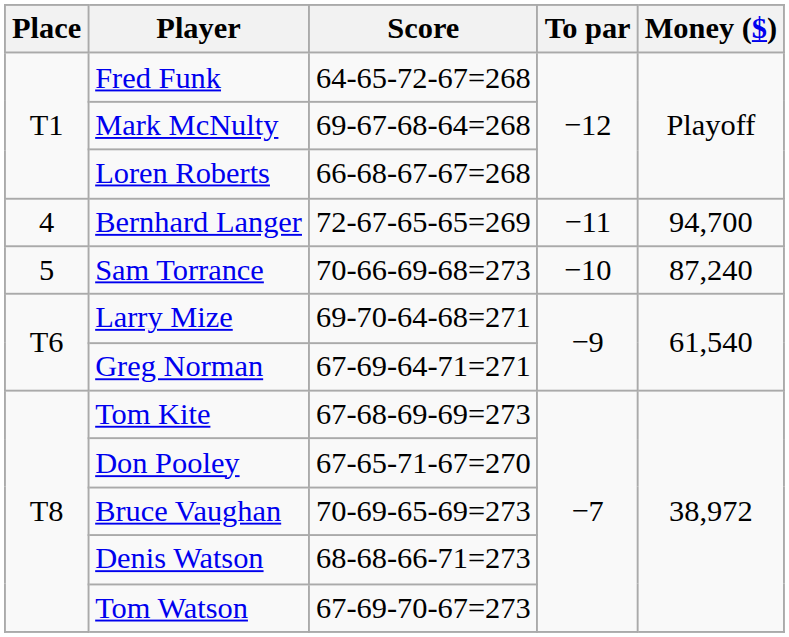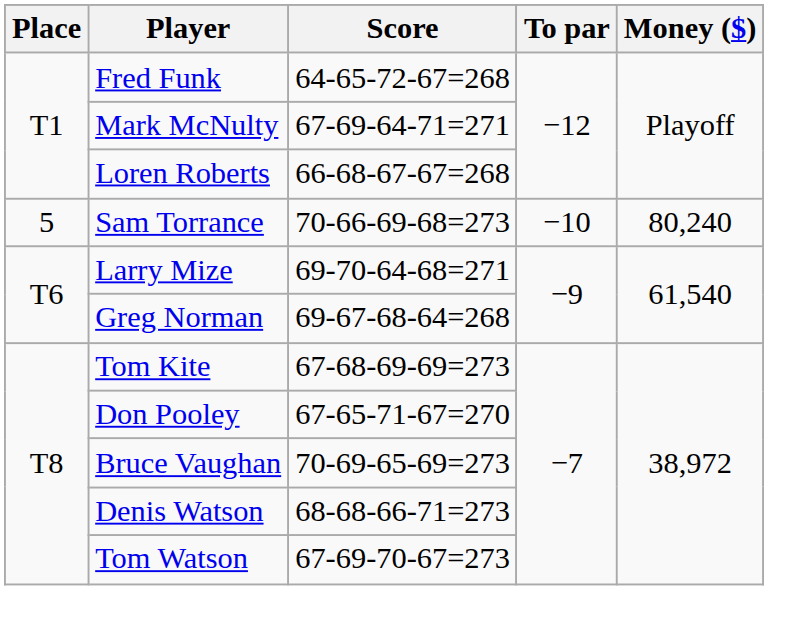(423, 125) 69-67-68-64=268 -> (403, 125) 67-69-64-71=271
- row: (199, 221)
(711, 269) 87,240 -> (690, 221) 80,240
(423, 366) 67-69-64-71=271 -> (403, 317) 69-67-68-64=268
